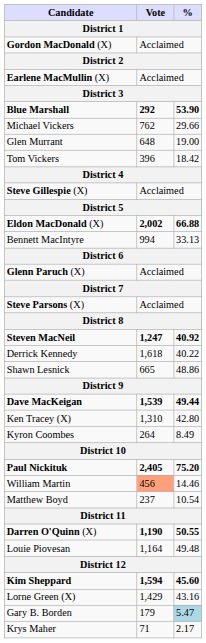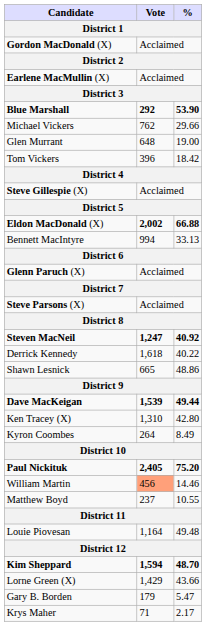(188, 499) 10.54 -> (188, 499) 10.55
- row: (52, 532)
(188, 581) 45.60 -> (188, 564) 48.70
(188, 597) 43.16 -> (188, 581) 43.66
(185, 613) lightblue background -> (185, 597) no background
